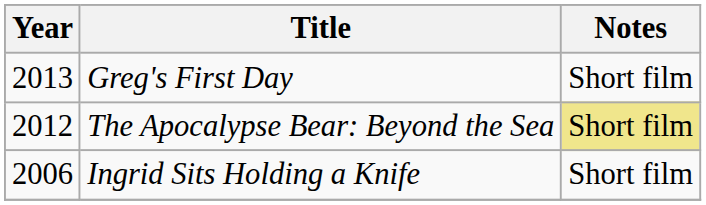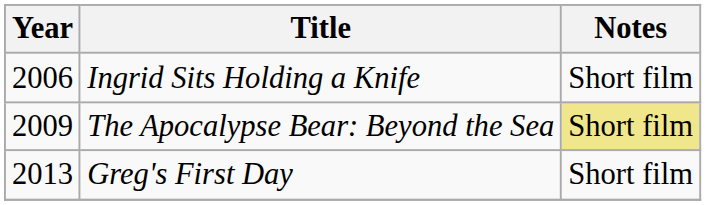rows swapped: (254, 174) <-> (190, 77)
(43, 125) 2012 -> (43, 125) 2009
